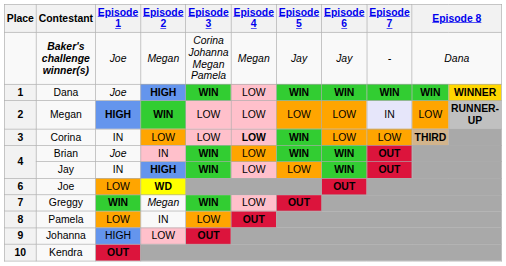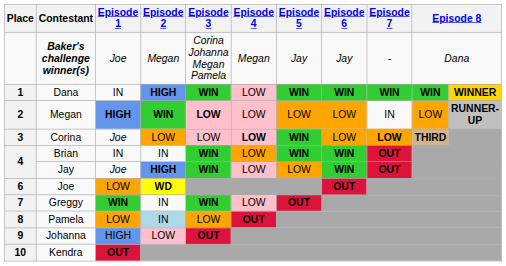(118, 92) Joe -> (118, 92) IN
(209, 114) normal -> (209, 114) bold
(390, 114) lavender background -> (390, 114) no background
(118, 137) IN -> (118, 137) Joe
(390, 137) normal -> (390, 137) bold
(118, 153) Joe -> (118, 153) IN
(163, 153) pink background -> (163, 153) no background
(118, 170) IN -> (118, 170) Joe
(163, 203) Megan -> (163, 203) IN
(163, 219) no background -> (163, 219) lightblue background
